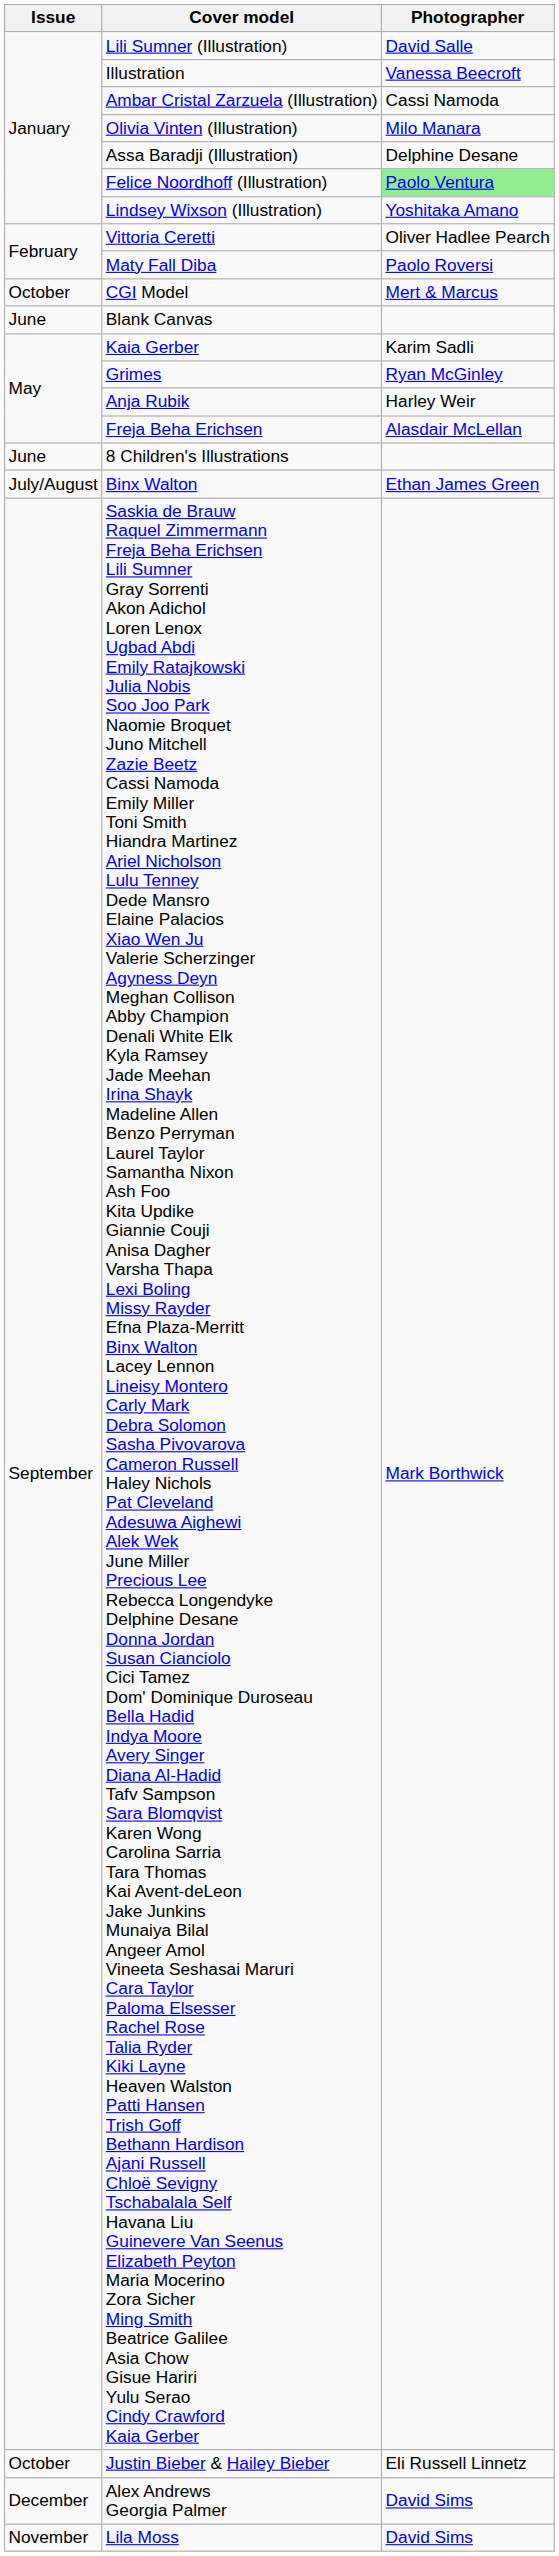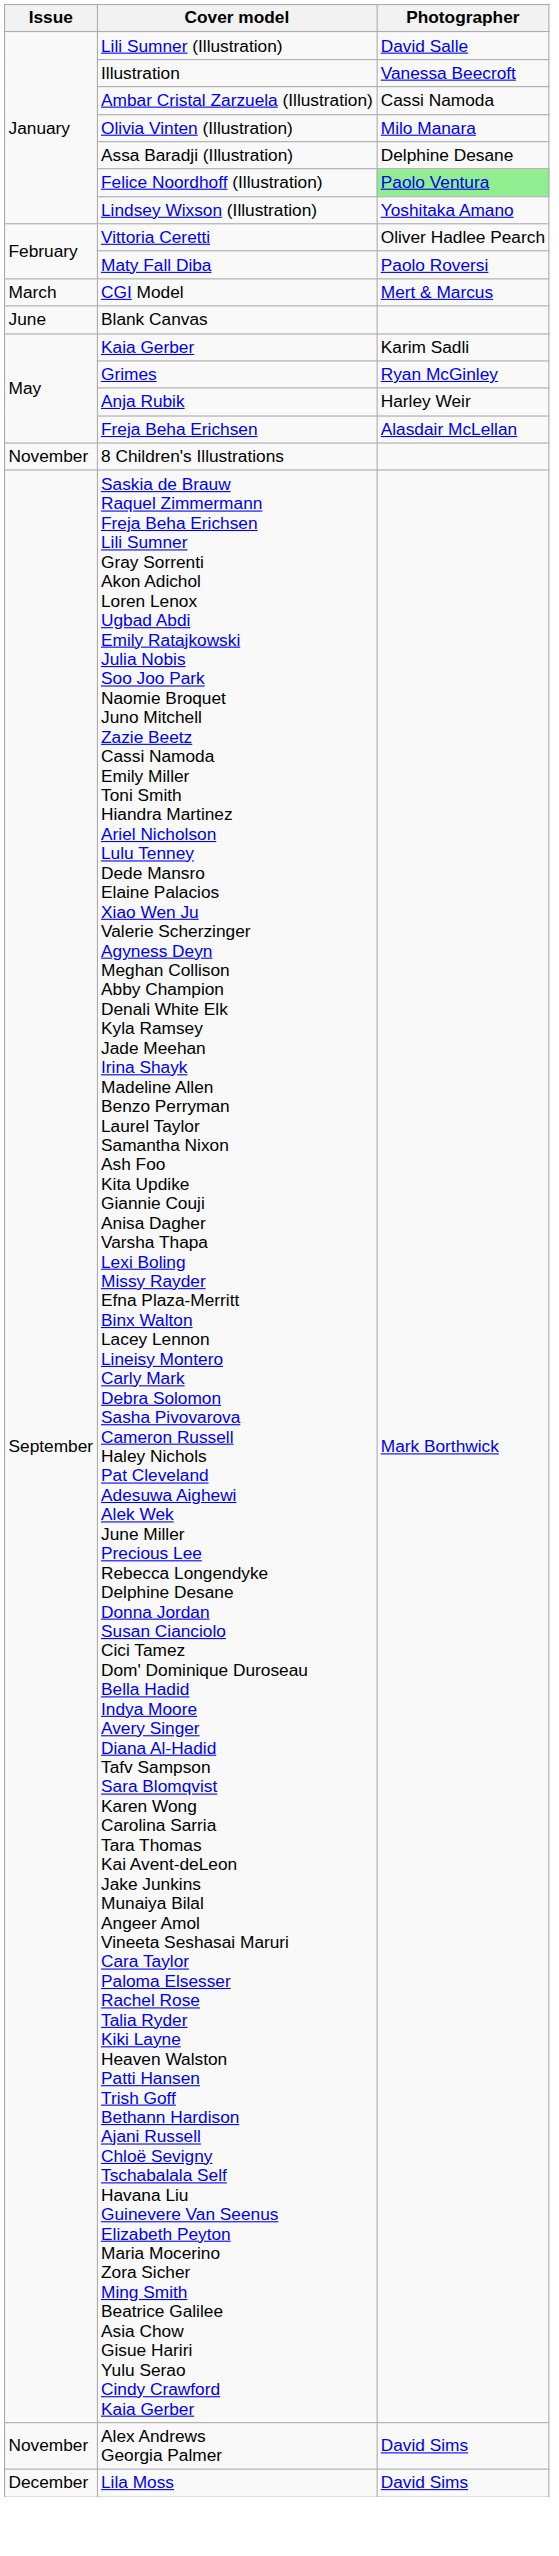(39, 292) October -> (33, 292) March
(27, 456) June -> (48, 456) November
- row: (152, 484)
- row: (218, 2463)
(48, 2500) December -> (48, 2445) November
(48, 2537) November -> (48, 2482) December
